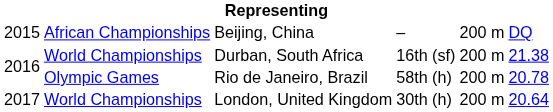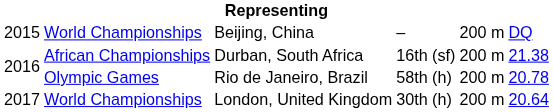(127, 33) African Championships -> (123, 33) World Championships
(123, 55) World Championships -> (127, 55) African Championships
